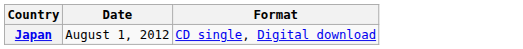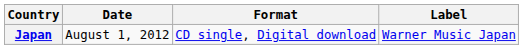+ column: (449, 15)
